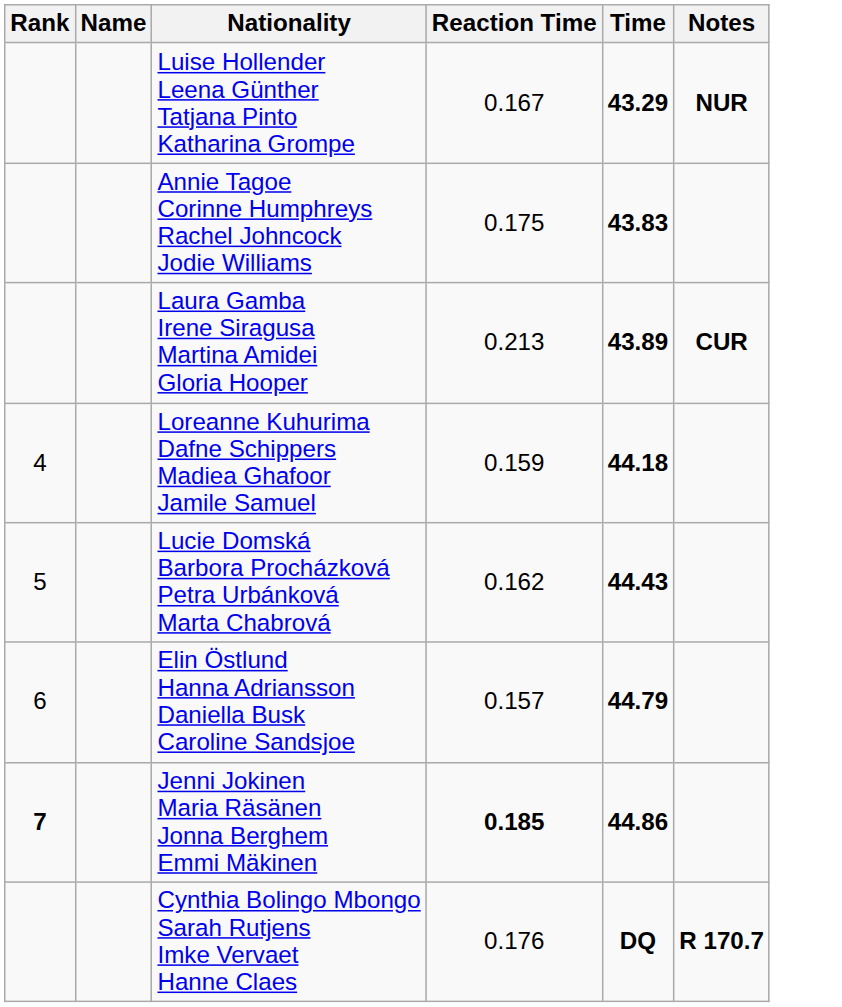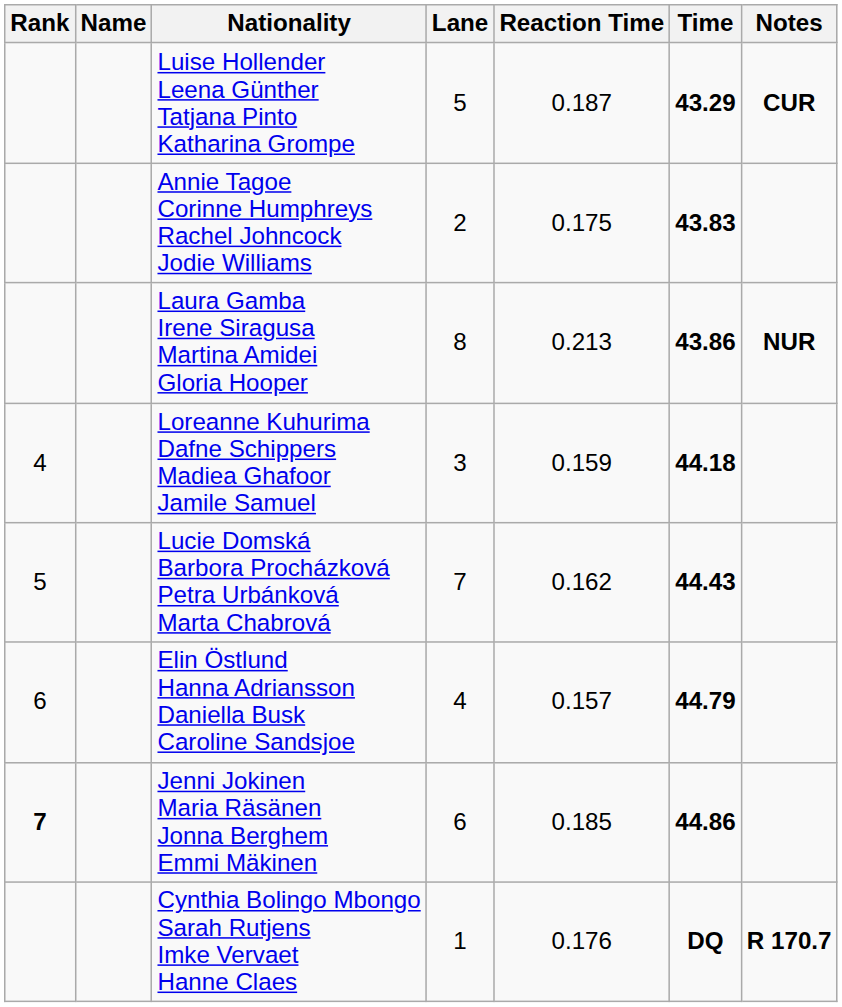+ column: (460, 23)
(514, 102) 0.167 -> (582, 102) 0.187
(722, 102) NUR -> (789, 102) CUR
(638, 342) 43.89 -> (705, 342) 43.86
(722, 342) CUR -> (789, 342) NUR
(514, 821) bold -> (582, 821) normal
